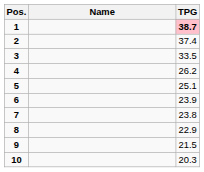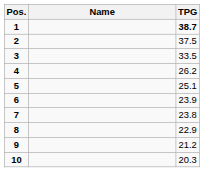(188, 27) pink background -> (188, 27) no background
(188, 42) 37.4 -> (188, 42) 37.5
(188, 145) 21.5 -> (188, 145) 21.2
